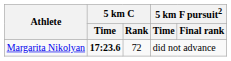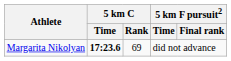(137, 48) 72 -> (137, 48) 69
